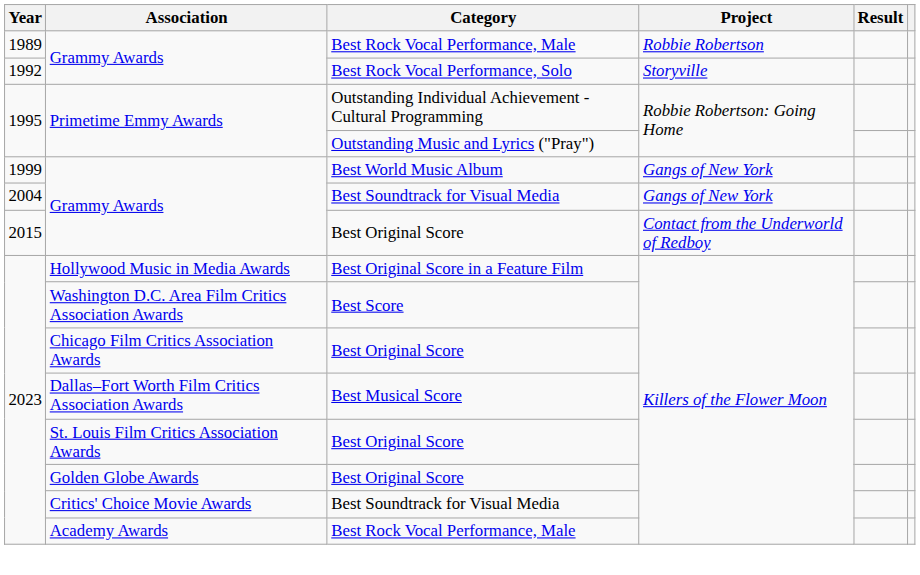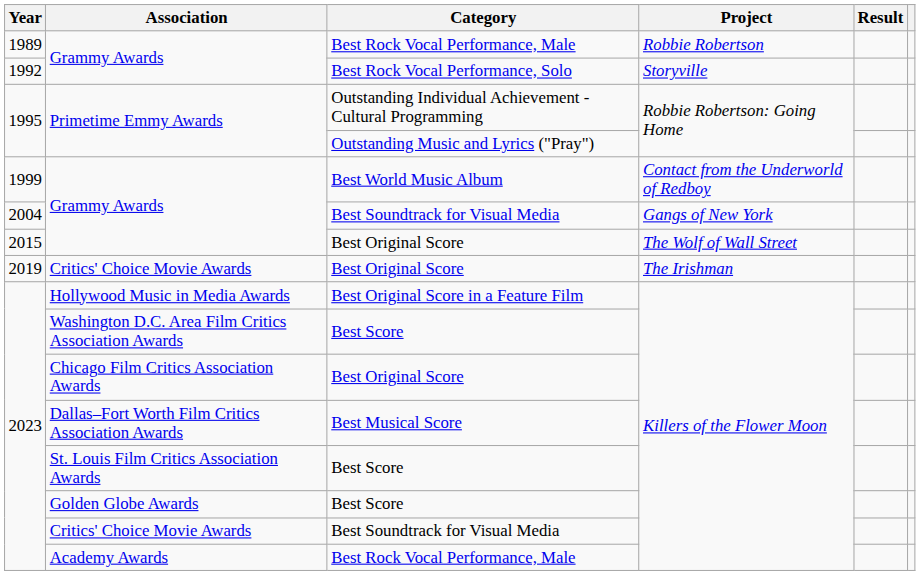(708, 169) Gangs of New York -> (743, 179) Contact from the Underworld of Redboy
(743, 232) Contact from the Underworld of Redboy -> (720, 242) The Wolf of Wall Street
+ row: (25, 268)
(398, 441) Best Original Score -> (367, 468) Best Score
(398, 477) Best Original Score -> (367, 504) Best Score
